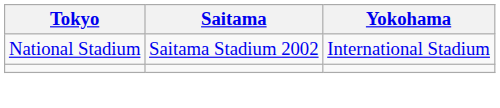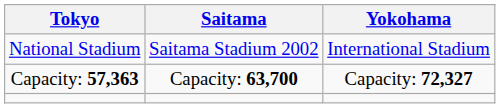+ row: (75, 78)
